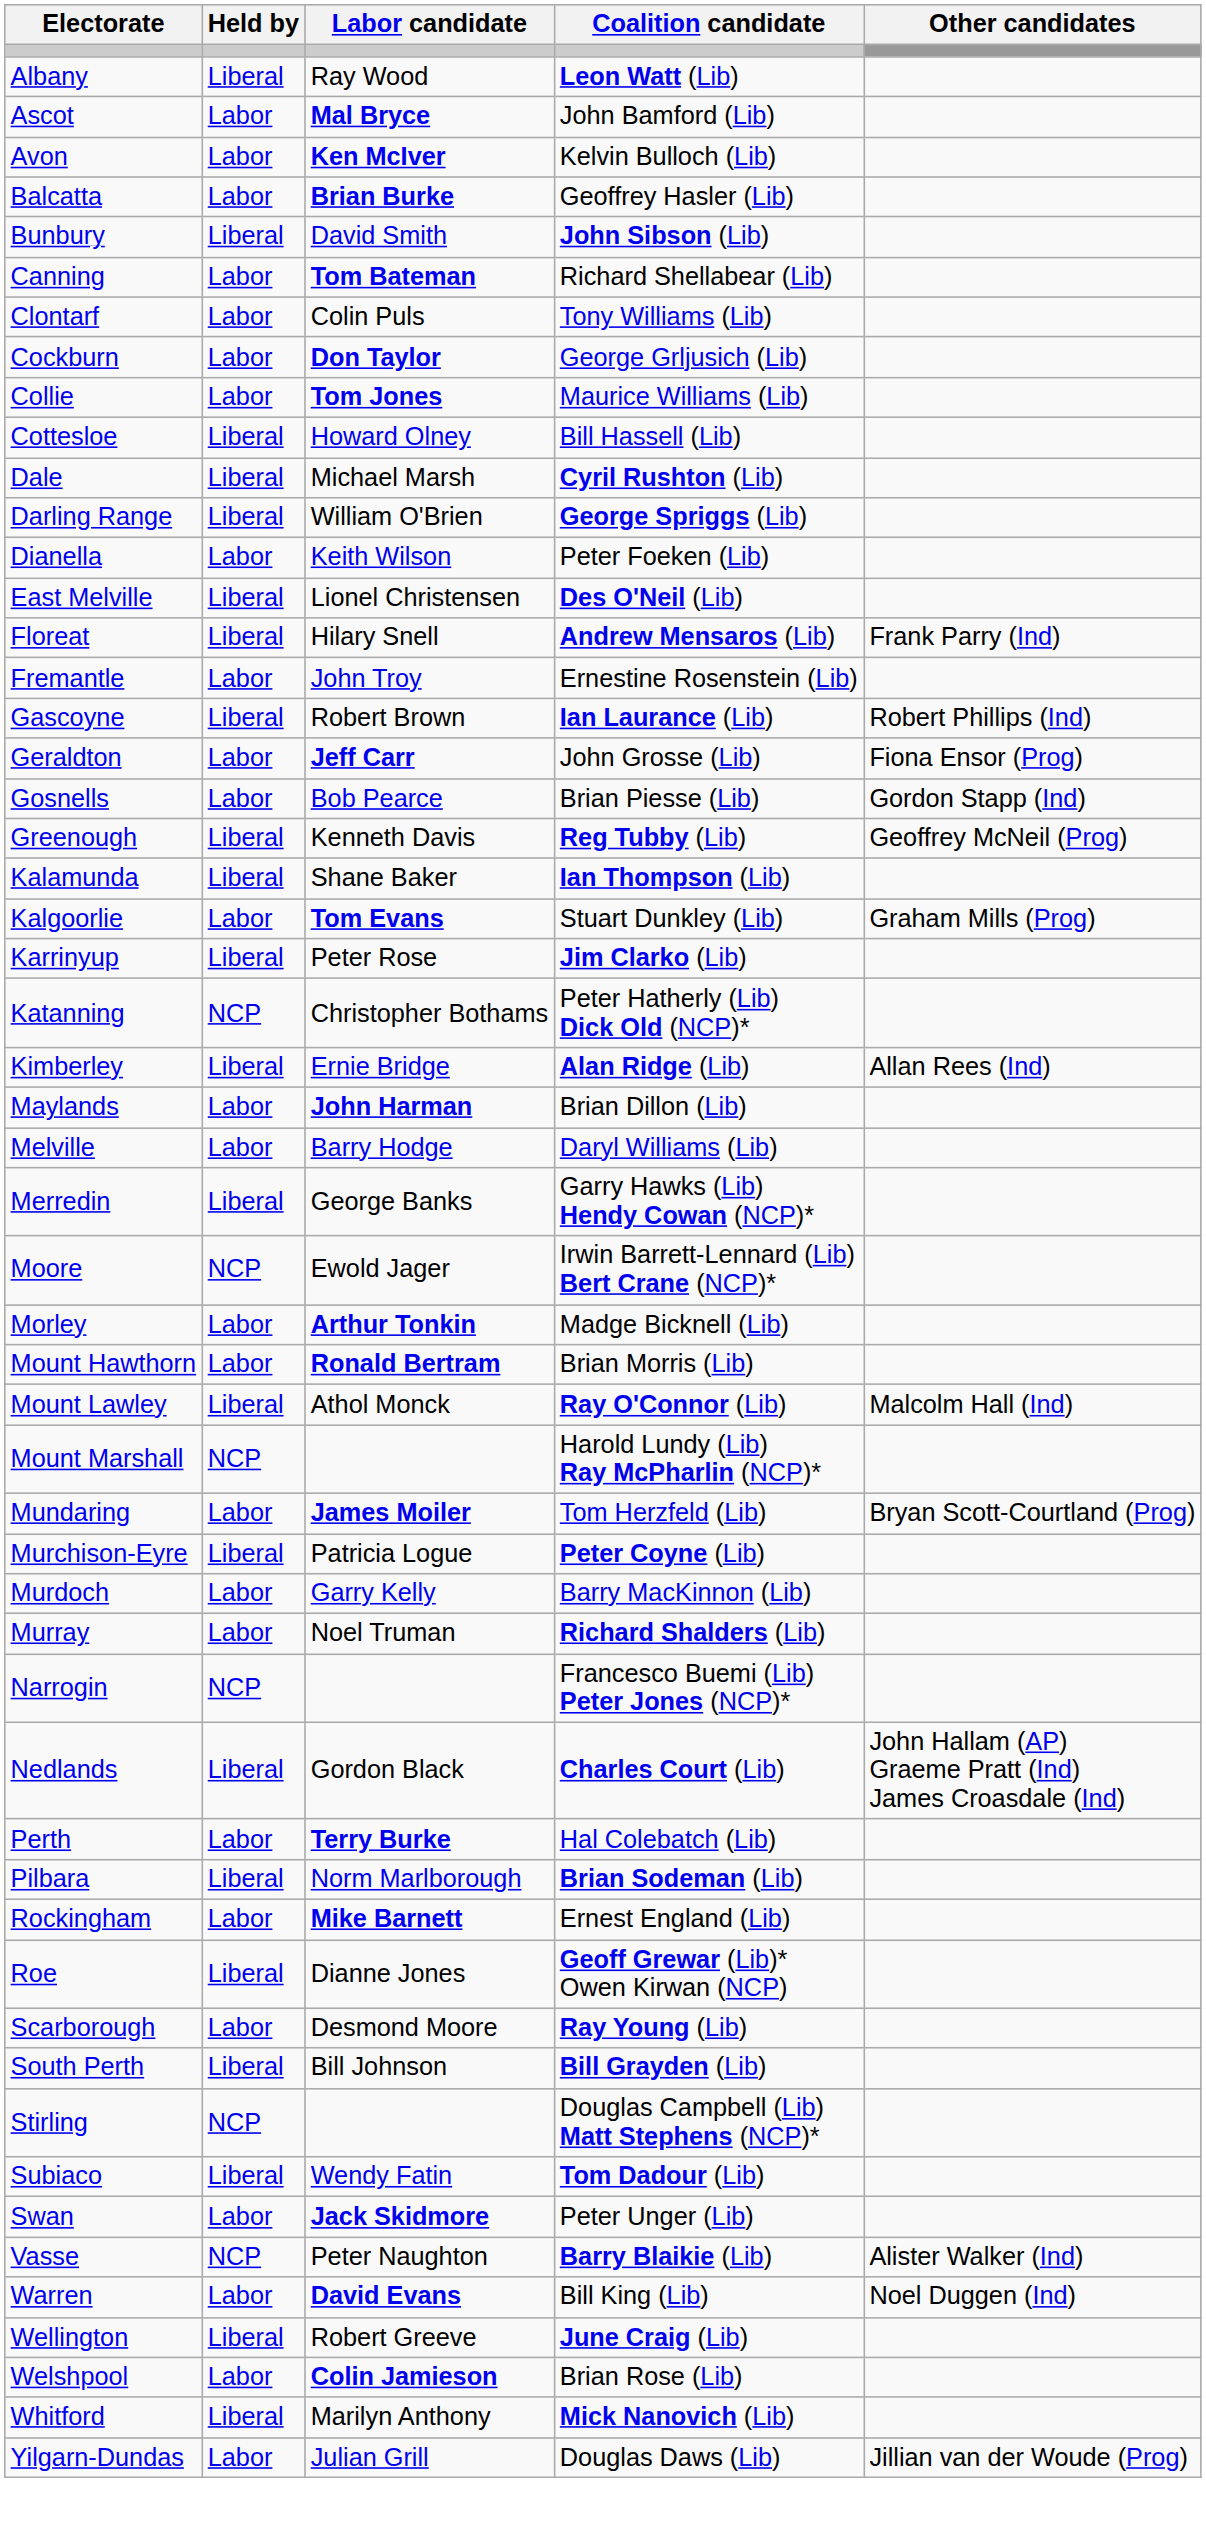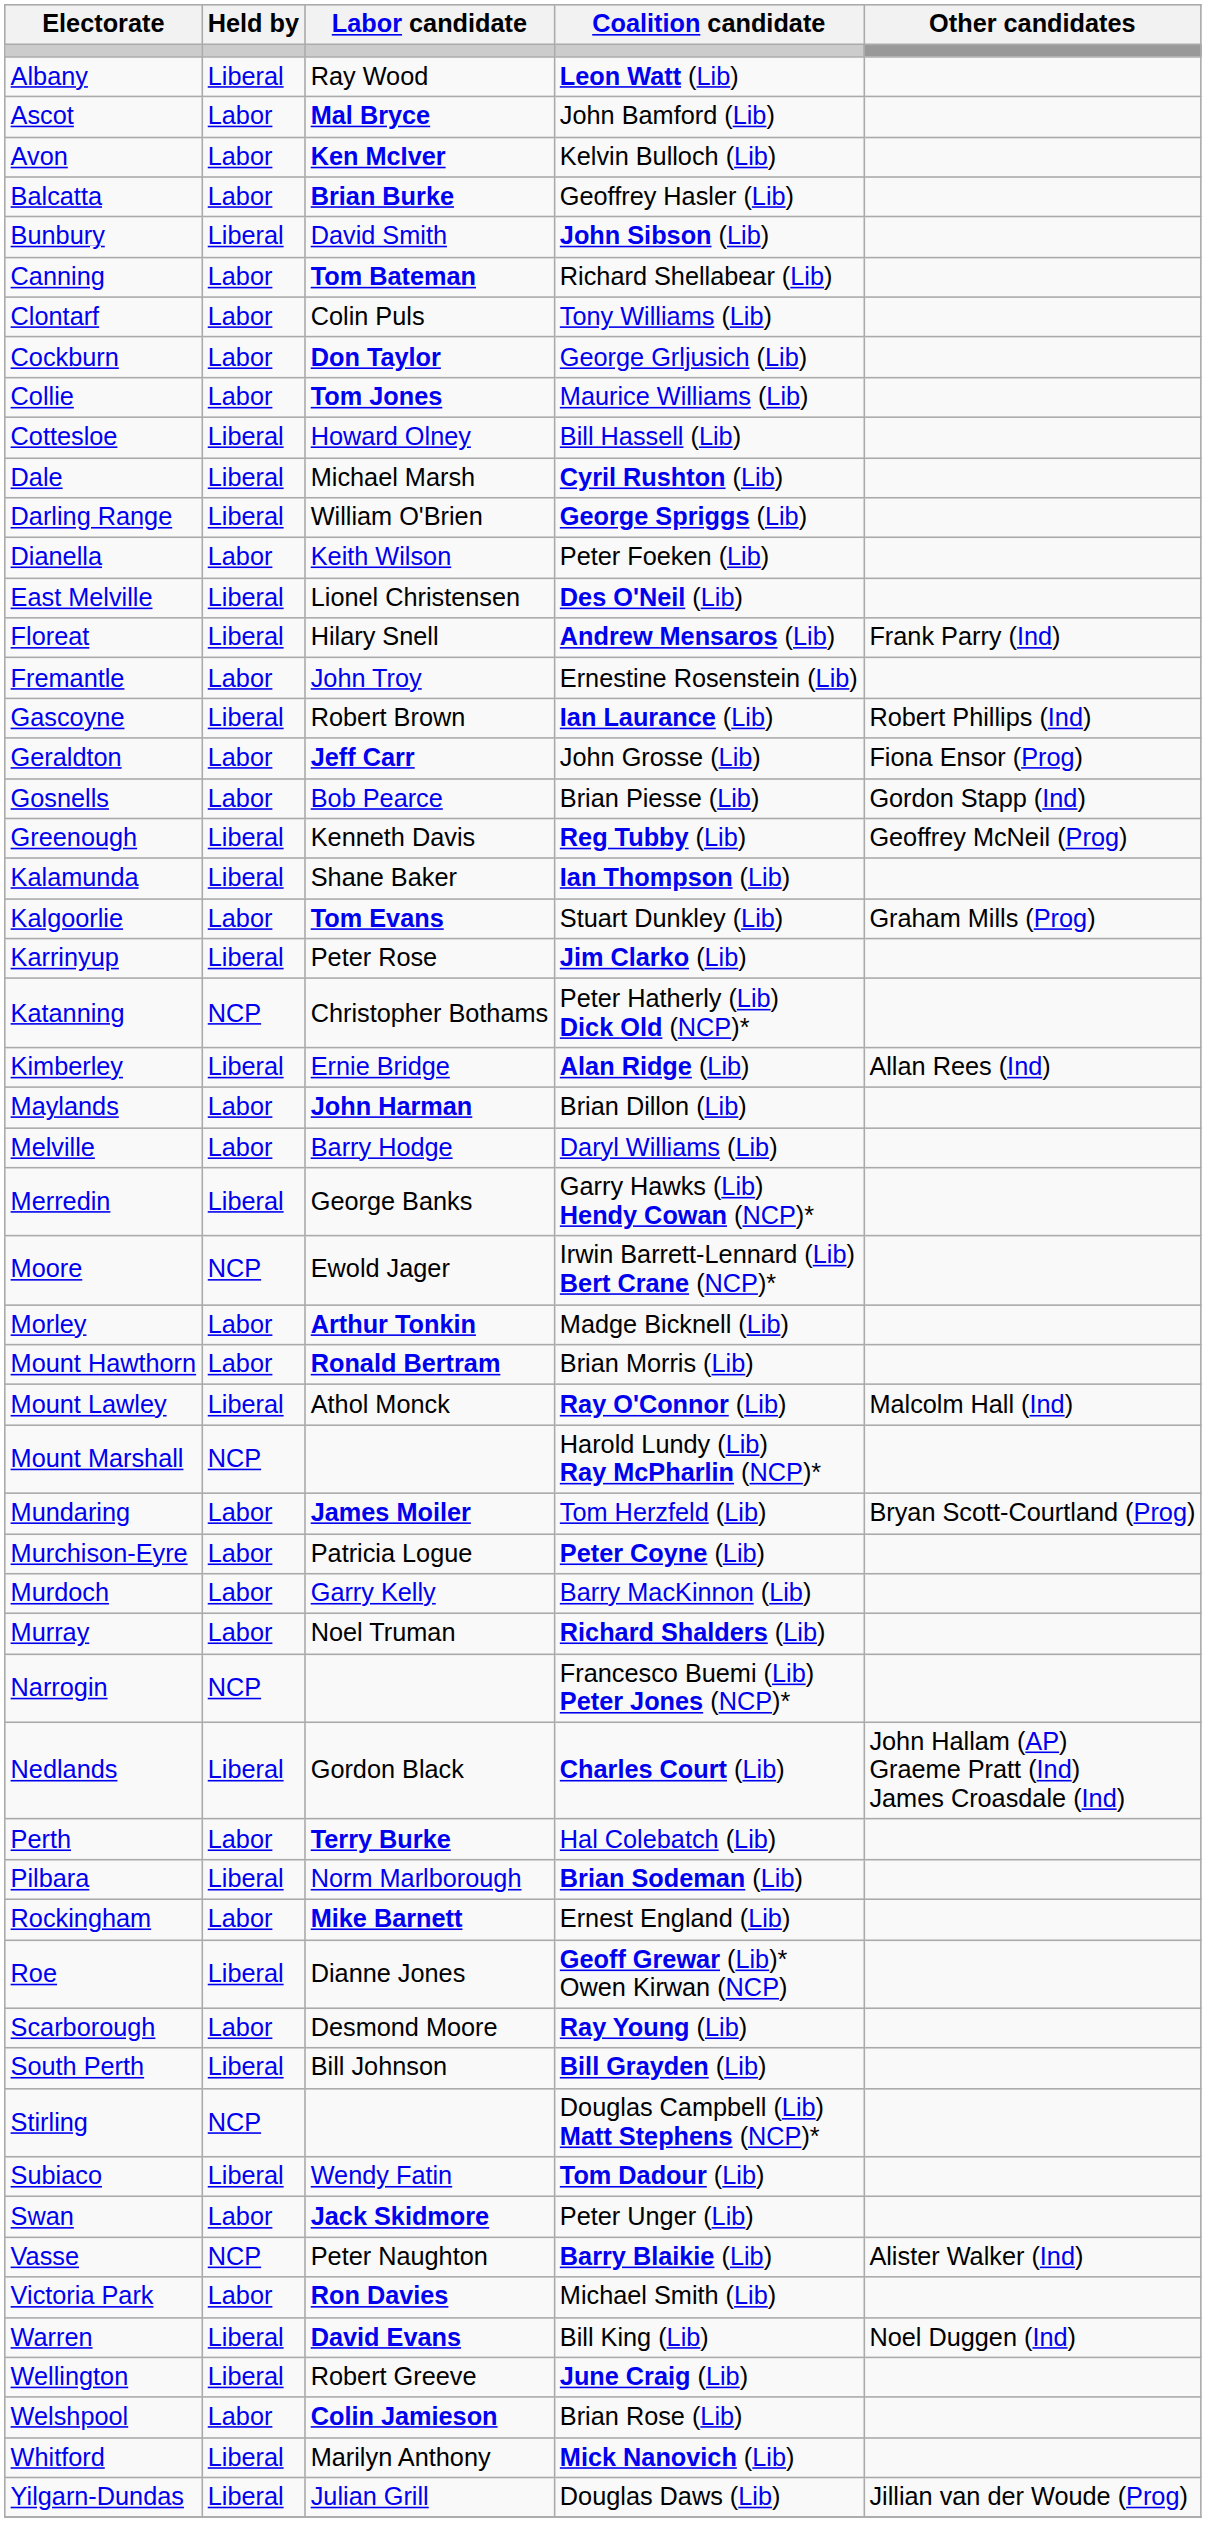(246, 1553) Liberal -> (240, 1553) Labor
+ row: (82, 2296)
(240, 2296) Labor -> (246, 2336) Liberal
(240, 2457) Labor -> (246, 2497) Liberal
